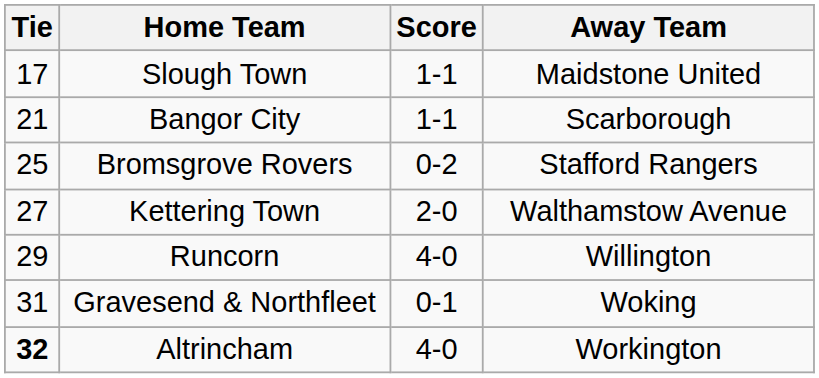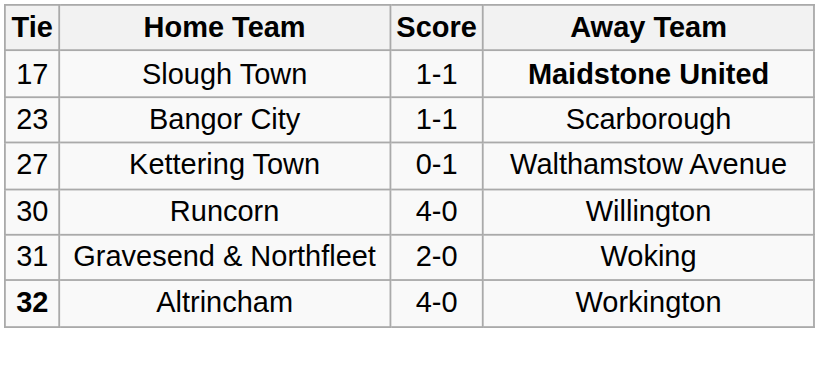(649, 73) normal -> (649, 73) bold
(32, 119) 21 -> (32, 119) 23
- row: (225, 165)
(437, 211) 2-0 -> (437, 165) 0-1
(32, 257) 29 -> (32, 211) 30
(437, 303) 0-1 -> (437, 257) 2-0
